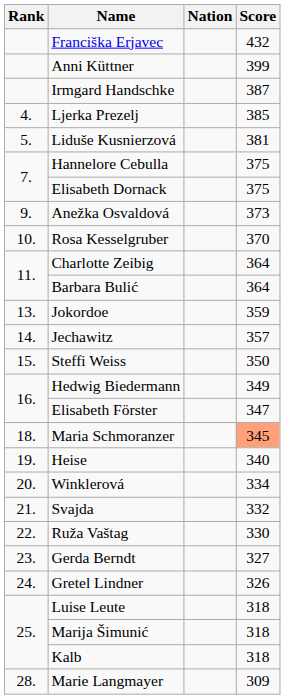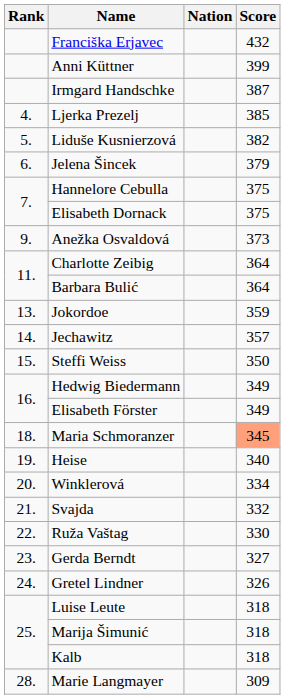(258, 139) 381 -> (258, 139) 382
+ row: (94, 164)
- row: (110, 238)
(258, 410) 347 -> (258, 410) 349
